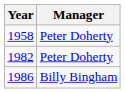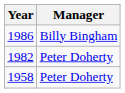rows swapped: (21, 35) <-> (21, 77)
